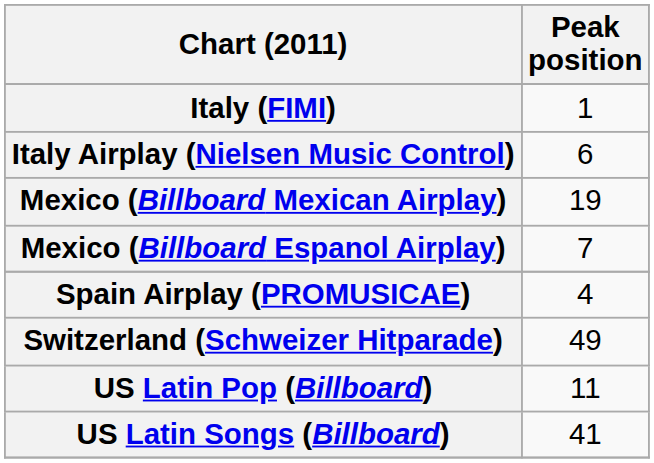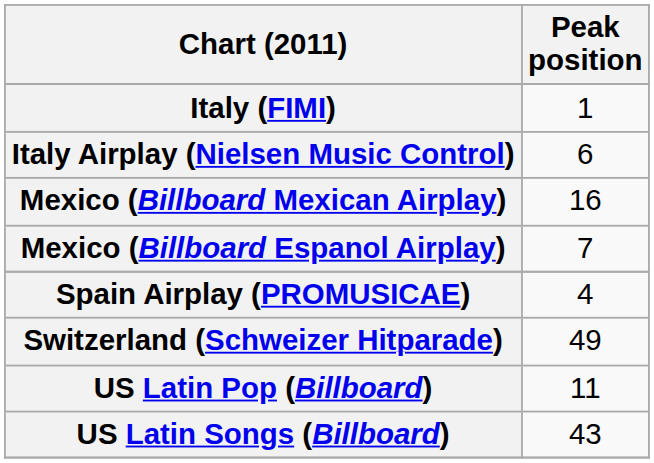(585, 201) 19 -> (585, 201) 16
(585, 434) 41 -> (585, 434) 43
